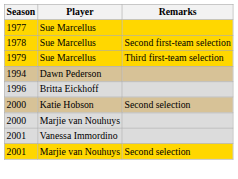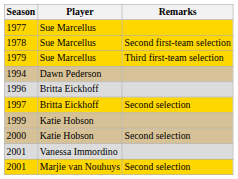+ row: (16, 105)
+ row: (16, 120)
- row: (16, 120)
